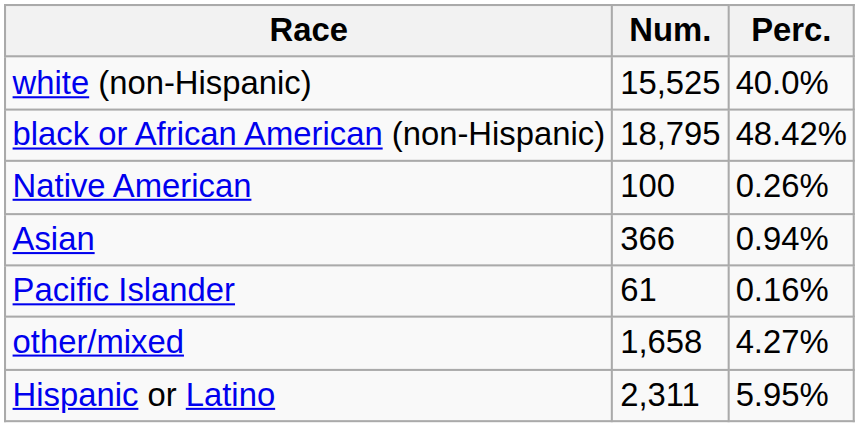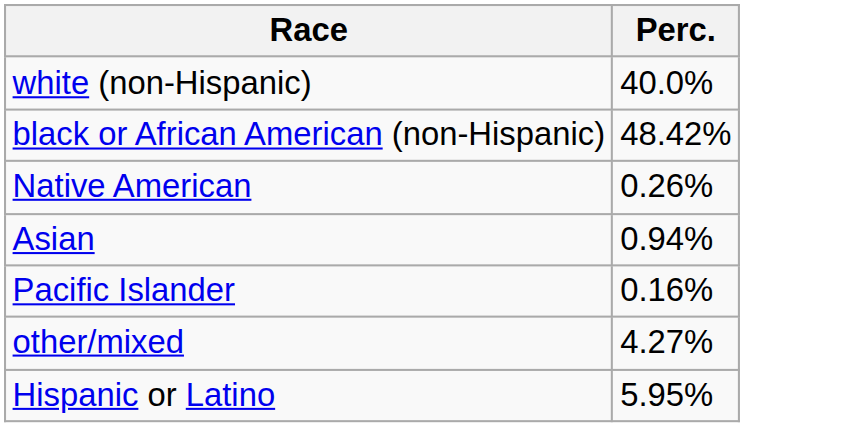- column: (670, 30)
